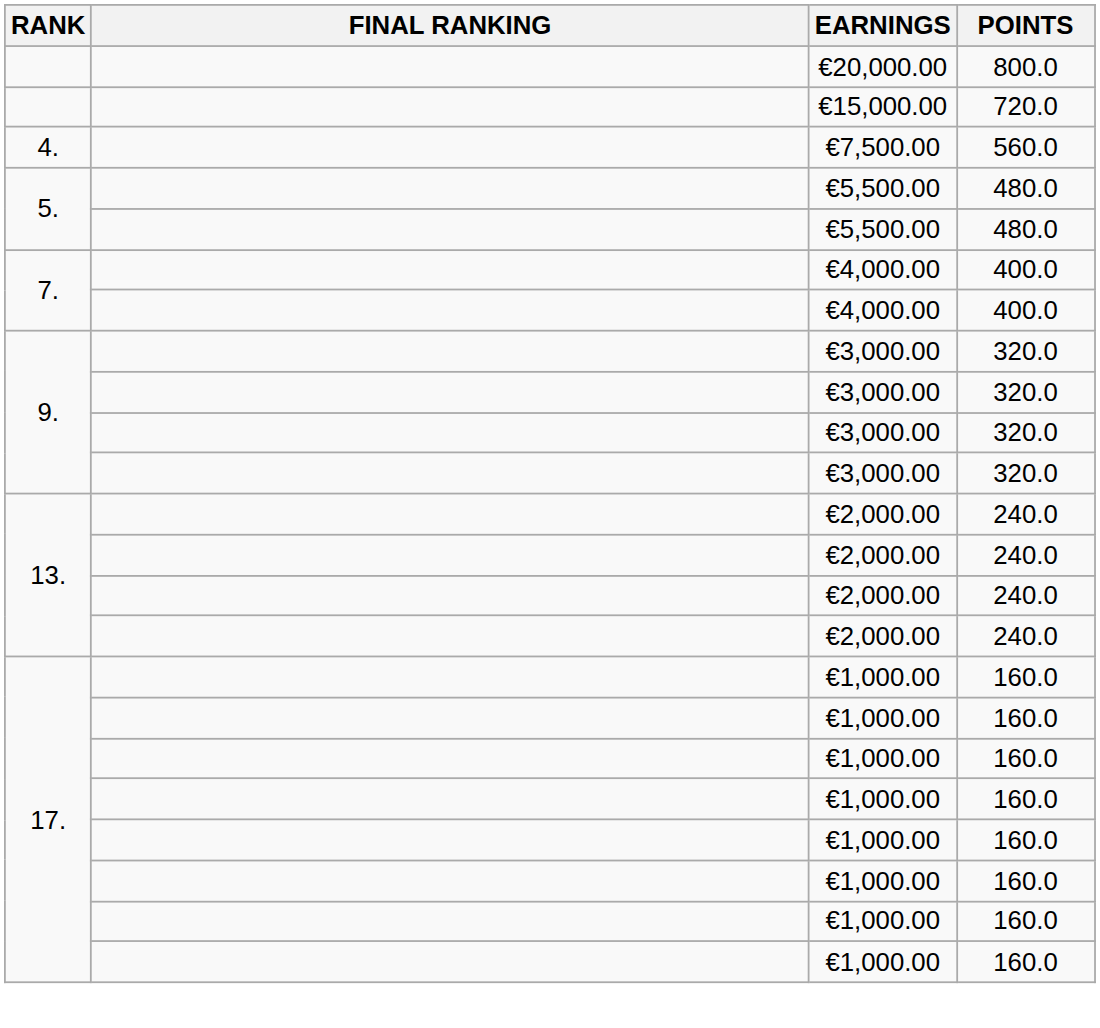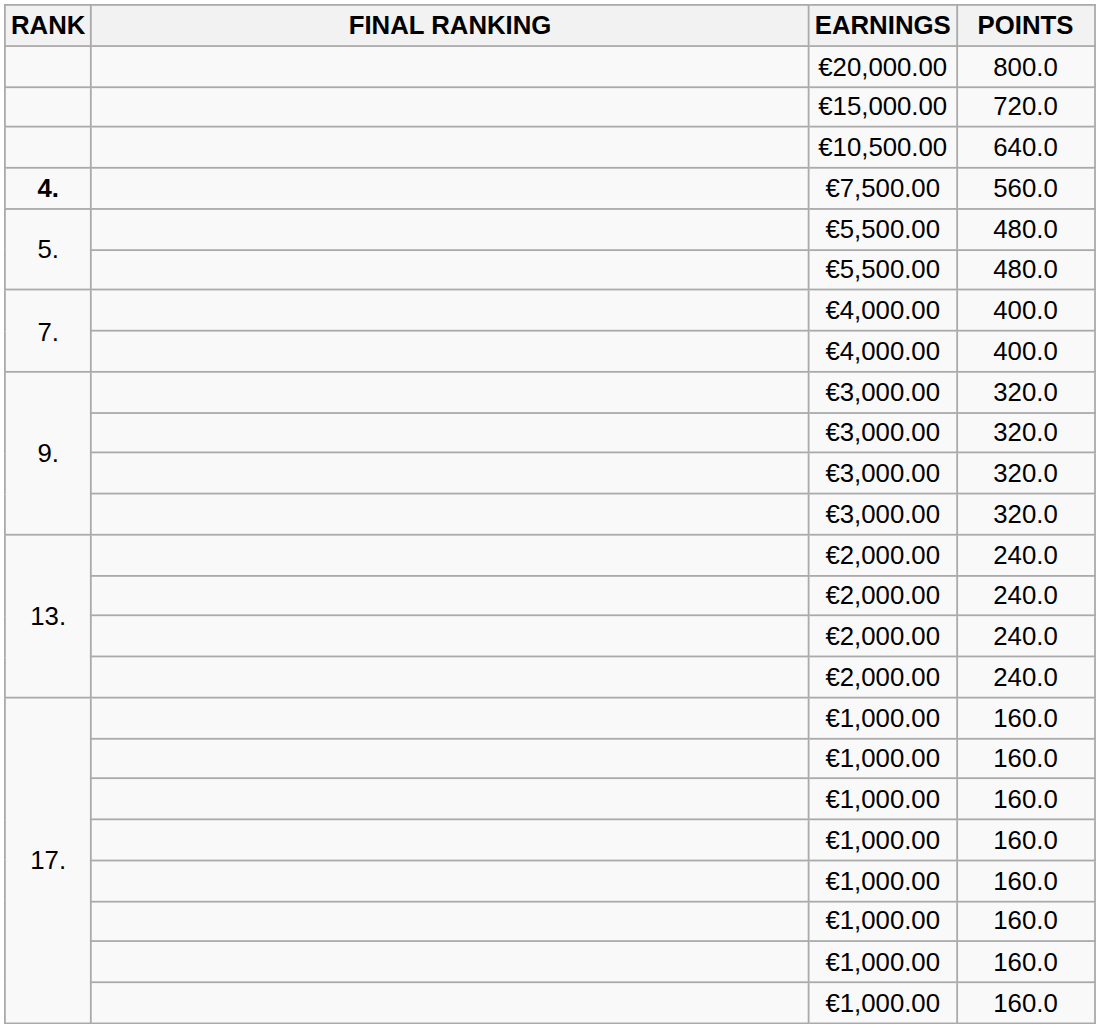+ row: (883, 148)
(48, 148) normal -> (48, 189) bold
